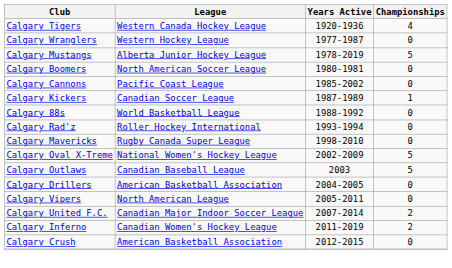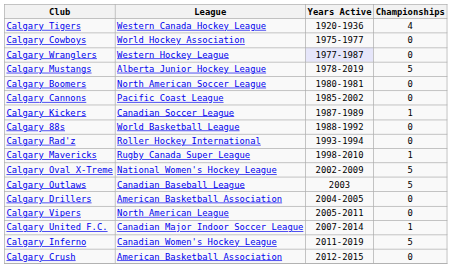+ row: (46, 40)
(340, 40) no background -> (340, 55) lavender background
(410, 141) 0 -> (410, 156) 1
(410, 213) 2 -> (410, 228) 1
(410, 228) 2 -> (410, 242) 5
